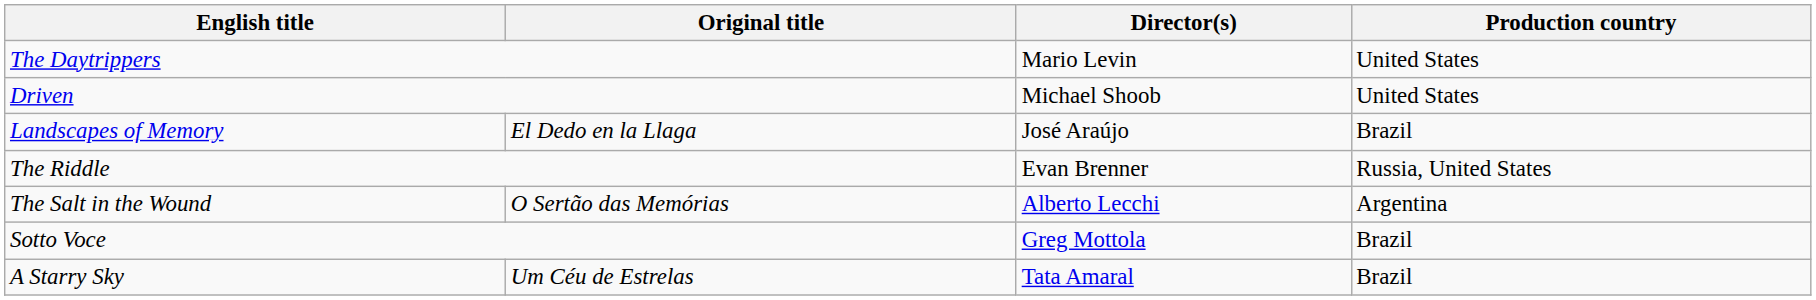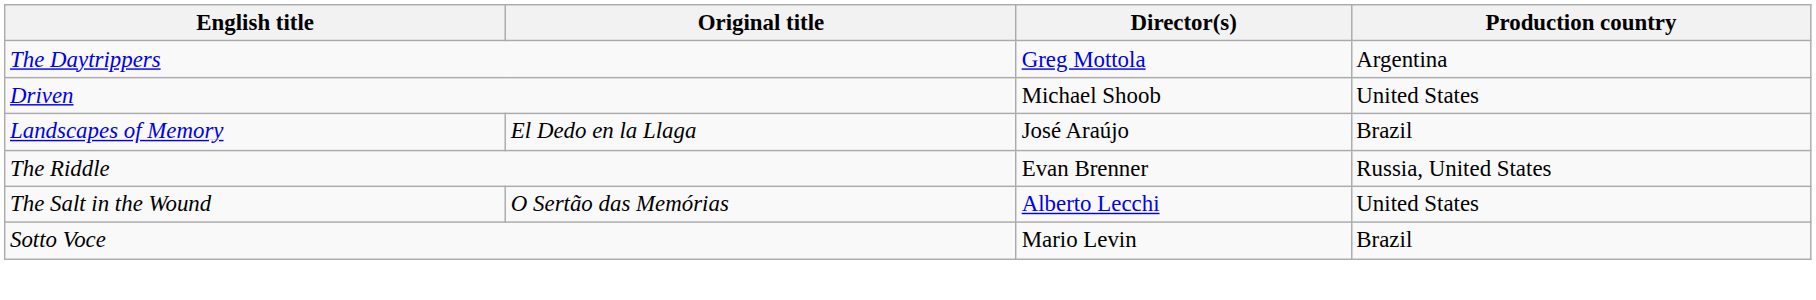(1079, 58) Mario Levin -> (1084, 58) Greg Mottola
(1418, 58) United States -> (1402, 58) Argentina
(1402, 204) Argentina -> (1418, 204) United States
(1084, 240) Greg Mottola -> (1079, 240) Mario Levin
- row: (67, 276)
